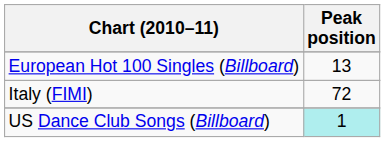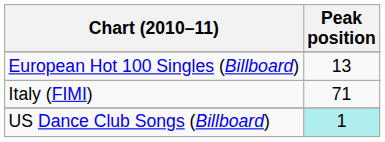(342, 94) 72 -> (342, 94) 71
